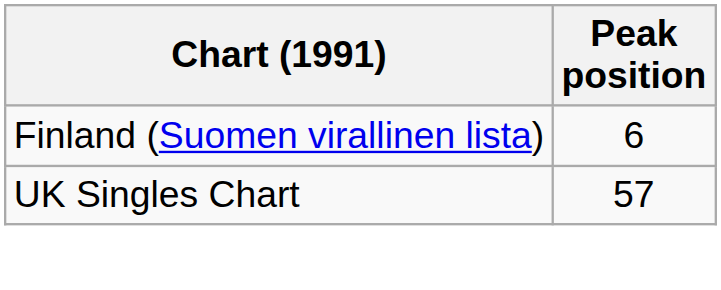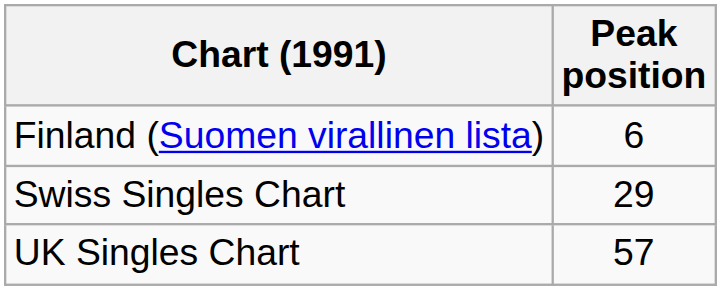+ row: (180, 194)
